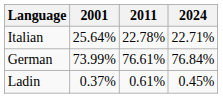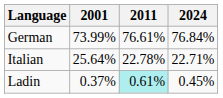rows swapped: (30, 59) <-> (25, 37)
(147, 81) no background -> (147, 81) paleturquoise background
